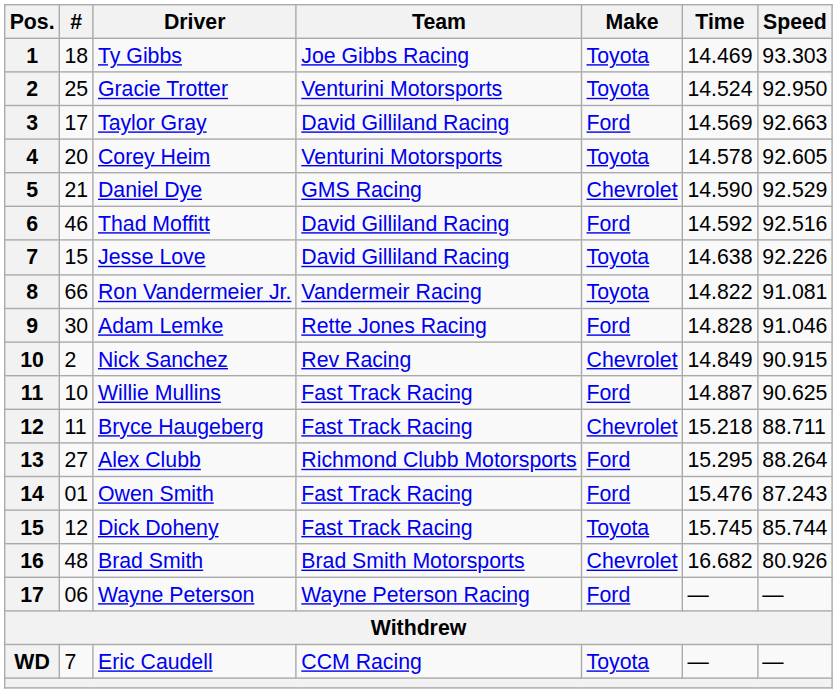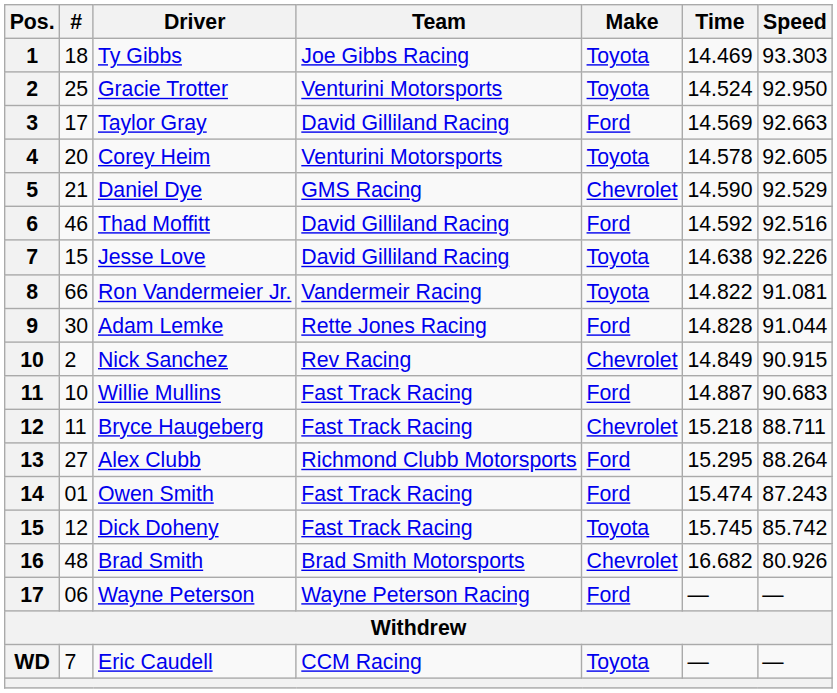(795, 325) 91.046 -> (795, 325) 91.044
(795, 392) 90.625 -> (795, 392) 90.683
(720, 493) 15.476 -> (720, 493) 15.474
(795, 527) 85.744 -> (795, 527) 85.742
